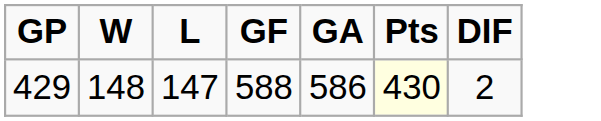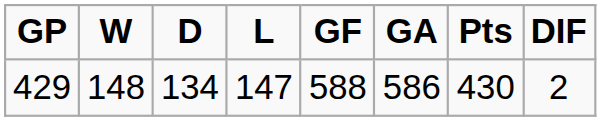+ column: (190, 32)
(412, 87) lightyellow background -> (486, 87) no background
